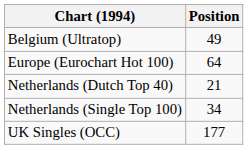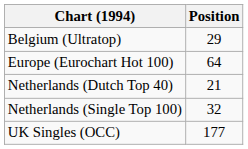(214, 39) 49 -> (214, 39) 29
(214, 109) 34 -> (214, 109) 32
